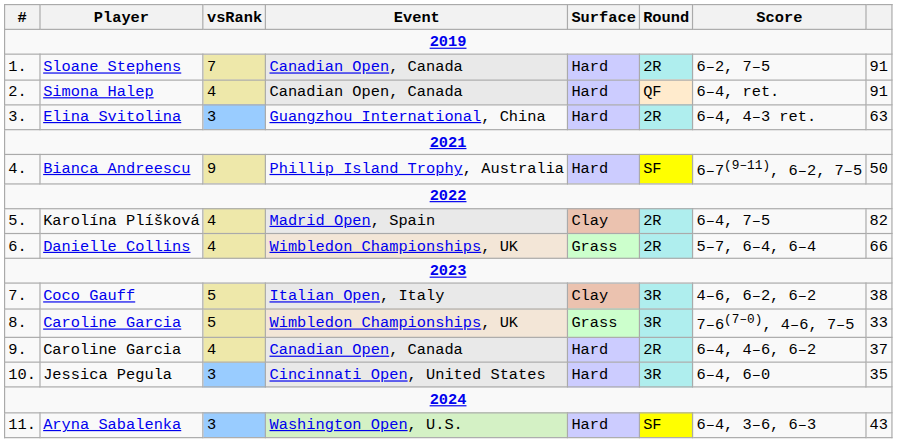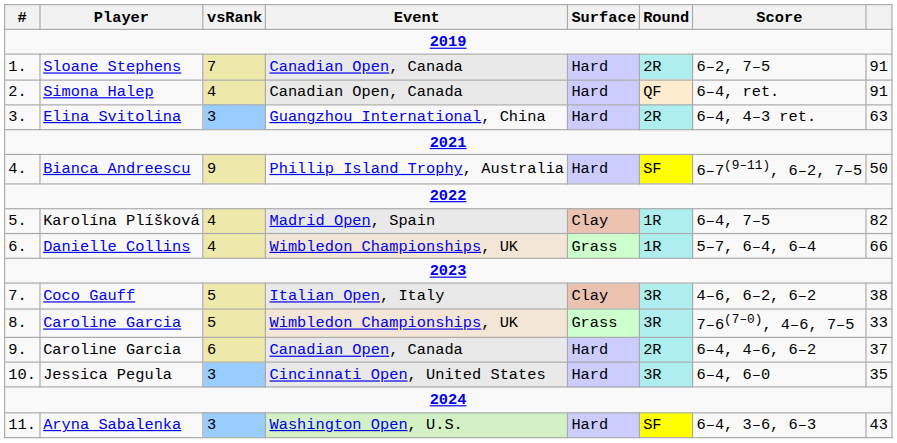(652, 221) 2R -> (652, 221) 1R
(652, 246) 2R -> (652, 246) 1R
(212, 350) 4 -> (212, 350) 6
